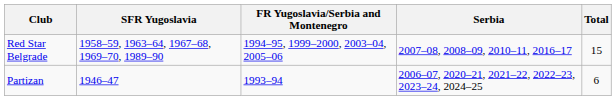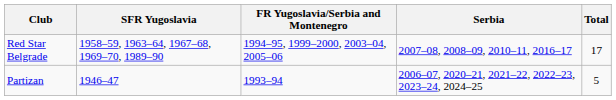(596, 50) 15 -> (596, 50) 17
(596, 80) 6 -> (596, 80) 5
